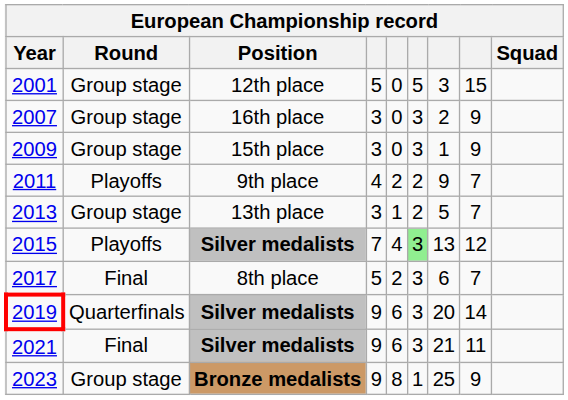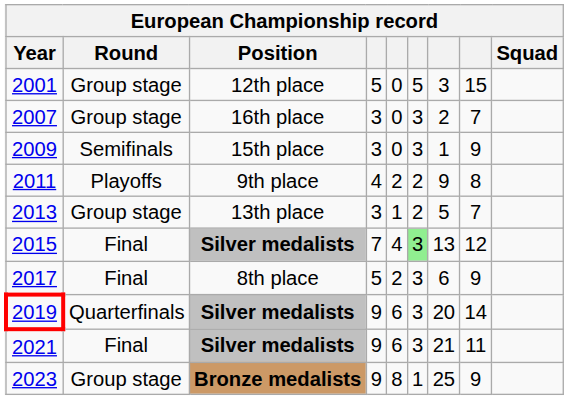(476, 117) 9 -> (476, 117) 7
(126, 149) Group stage -> (126, 149) Semifinals
(476, 181) 7 -> (476, 181) 8
(126, 245) Playoffs -> (126, 245) Final
(476, 278) 7 -> (476, 278) 9
